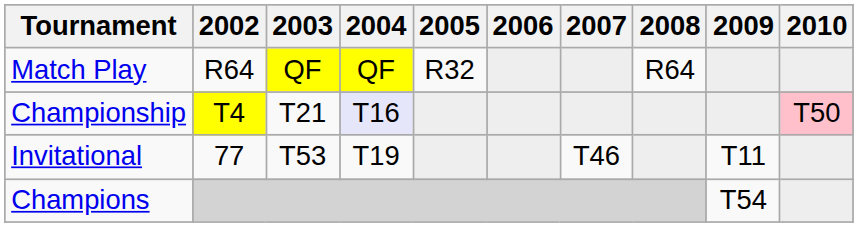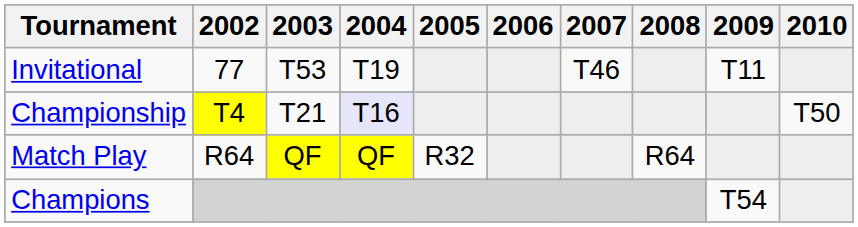rows swapped: (79, 69) <-> (77, 156)
(817, 112) pink background -> (817, 112) no background
